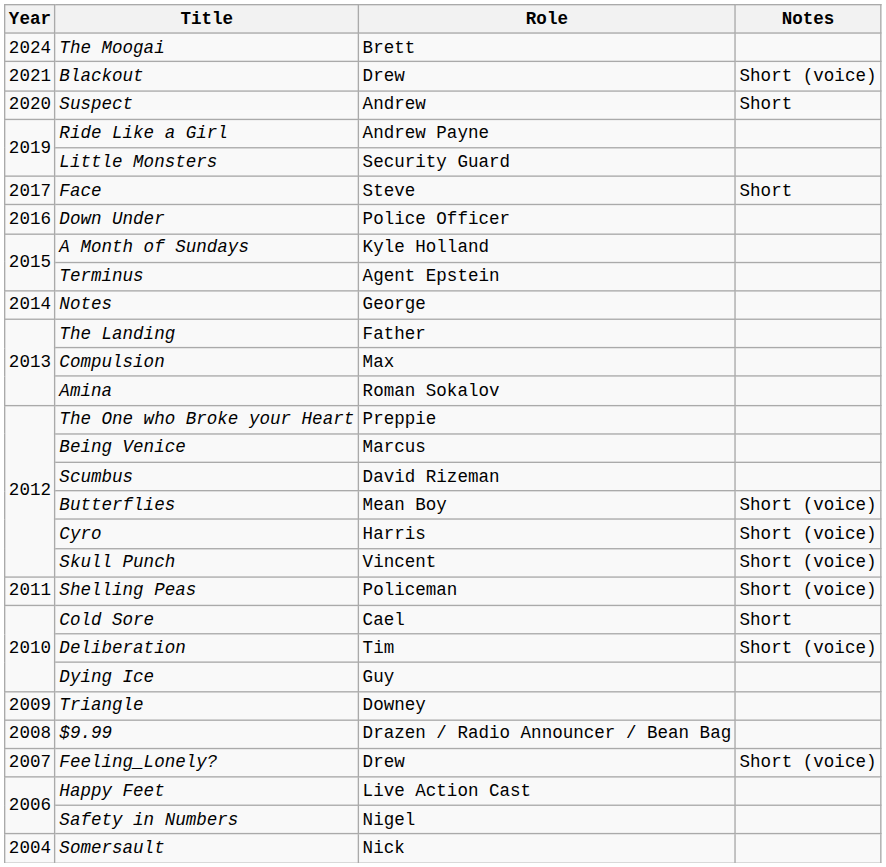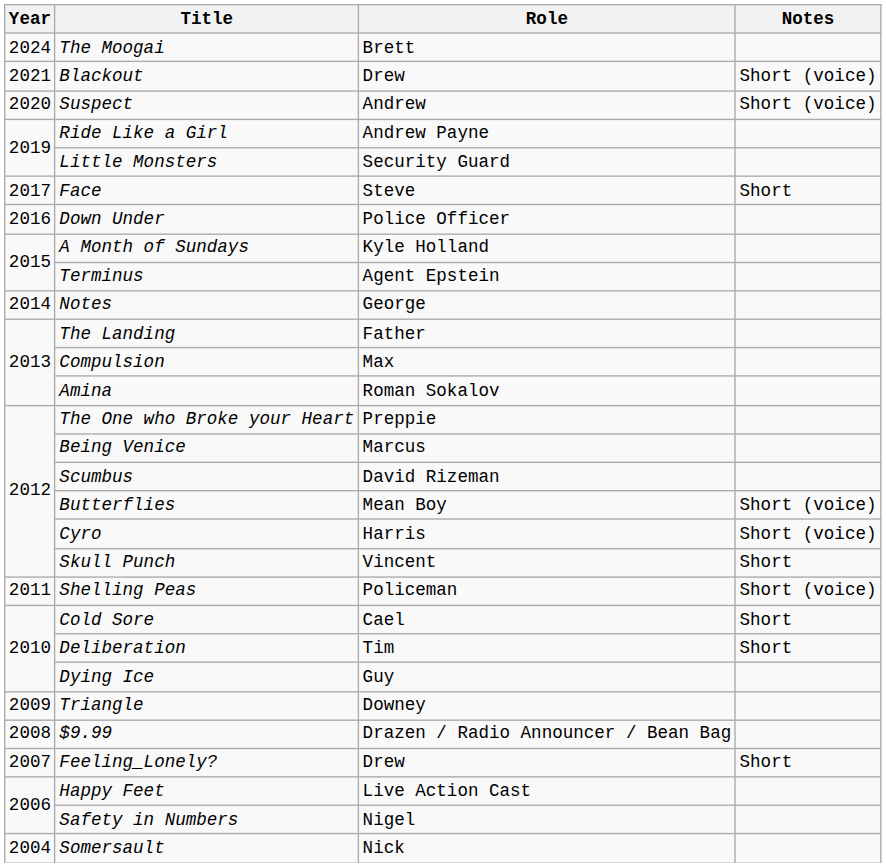(766, 105) Short -> (808, 105) Short (voice)
(808, 562) Short (voice) -> (766, 562) Short
(808, 648) Short (voice) -> (766, 648) Short
(808, 763) Short (voice) -> (766, 763) Short
